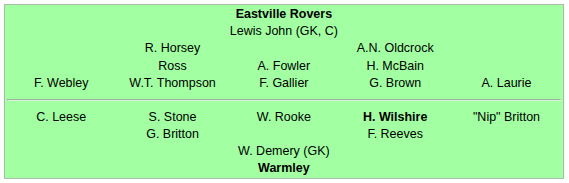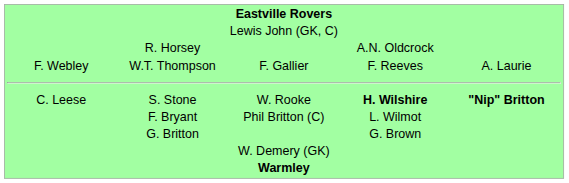- row: (173, 65)
(395, 82) G. Brown -> (395, 65) F. Reeves
(507, 117) normal -> (506, 100) bold
+ row: (173, 117)
(395, 134) F. Reeves -> (395, 134) G. Brown
